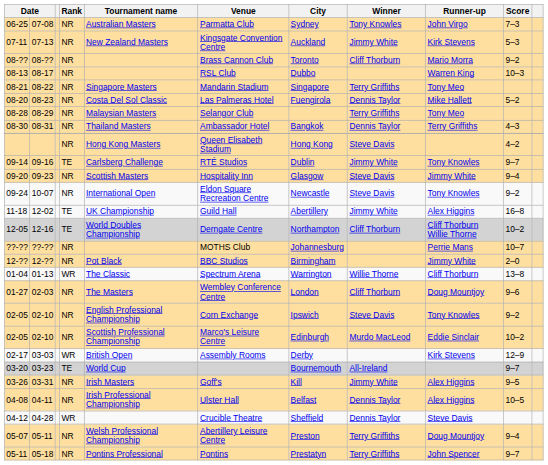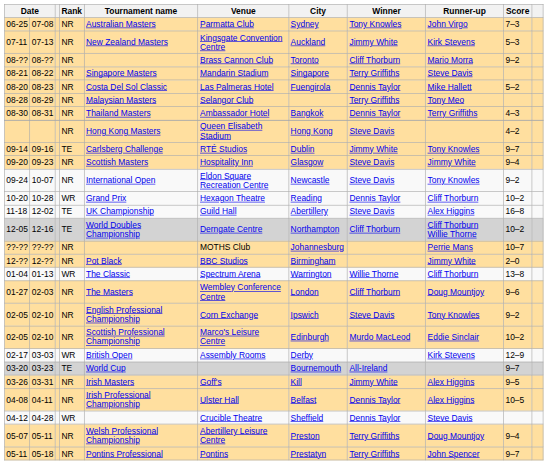- row: (17, 73)
(446, 86) Tony Meo -> (450, 73) Steve Davis
+ row: (17, 198)
(374, 211) Jimmy White -> (372, 211) Steve Davis
